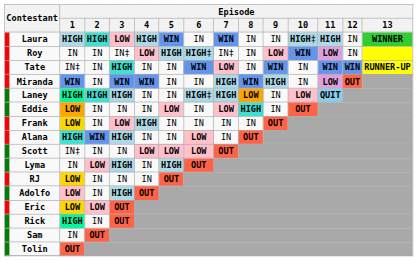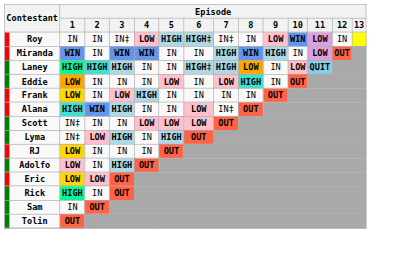- row: (35, 39)
- row: (35, 67)
(226, 137) IN -> (226, 109) IN‡
(72, 165) IN -> (72, 137) IN‡
